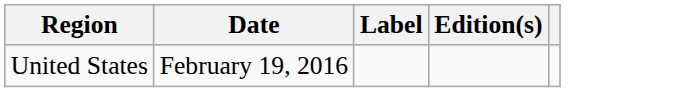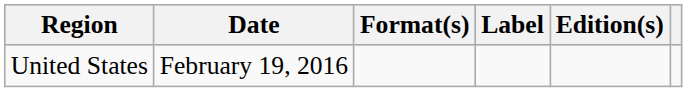+ column: (415, 24)
